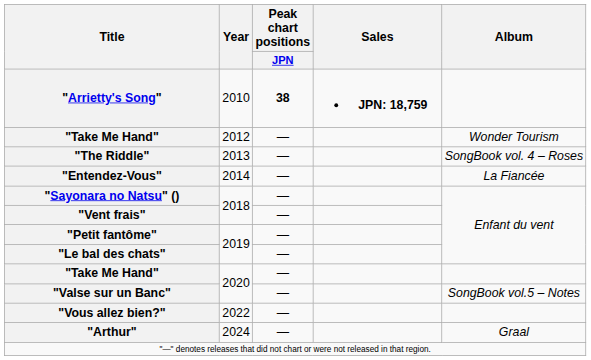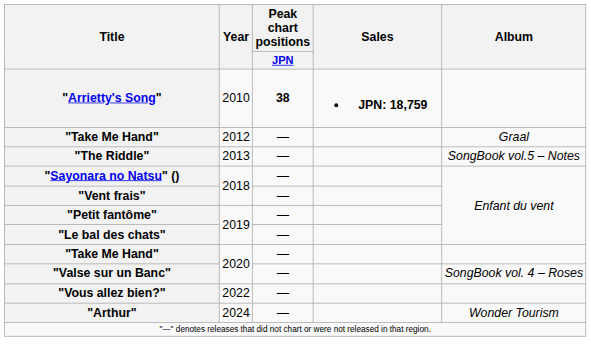(514, 137) Wonder Tourism -> (514, 137) Graal
(514, 156) SongBook vol. 4 – Roses -> (514, 156) SongBook vol.5 – Notes
- row: (112, 176)
(514, 293) SongBook vol.5 – Notes -> (514, 273) SongBook vol. 4 – Roses
(514, 332) Graal -> (514, 312) Wonder Tourism
